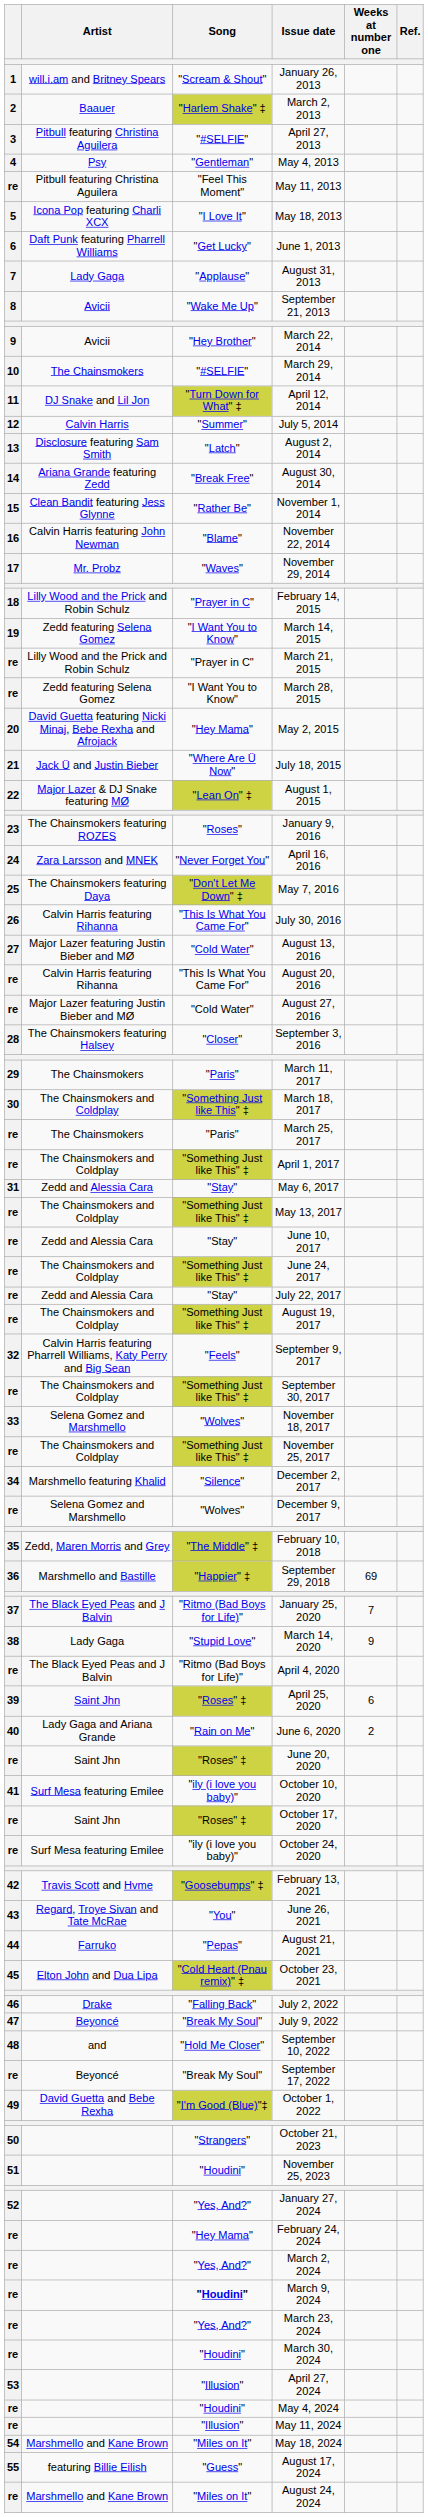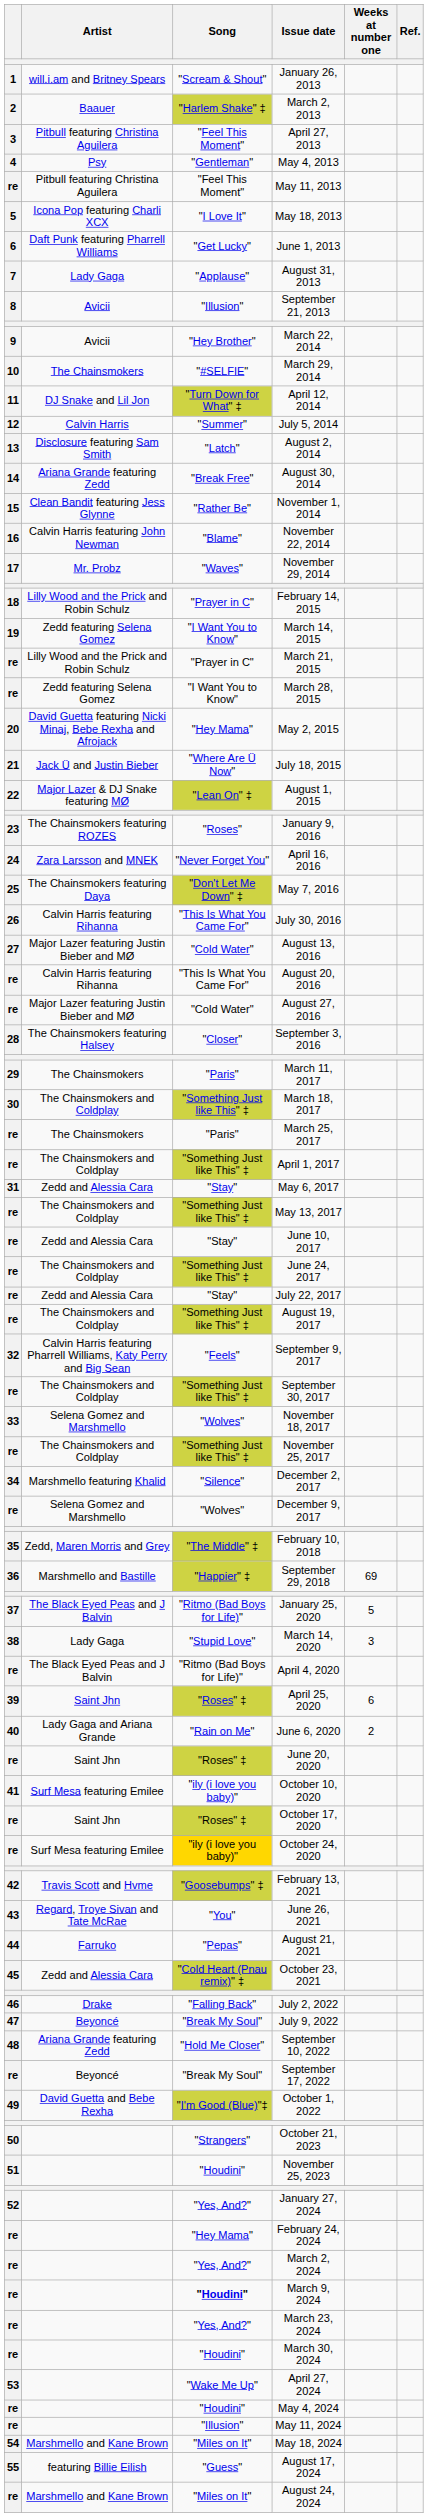(222, 139) "#SELFIE" -> (222, 139) "Feel This Moment"
(222, 306) "Wake Me Up" -> (222, 306) "Illusion"
(371, 1611) 7 -> (371, 1611) 5
(371, 1641) 9 -> (371, 1641) 3
(222, 1850) no background -> (222, 1850) gold background
(97, 1975) Elton John and Dua Lipa -> (97, 1975) Zedd and Alessia Cara
(97, 2045) and -> (97, 2045) Ariana Grande featuring Zedd
(222, 2385) "Illusion" -> (222, 2385) "Wake Me Up"
